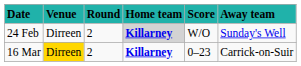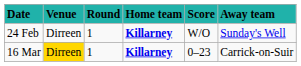(90, 32) 2 -> (90, 32) 1
(149, 32) lightgrey background -> (149, 32) no background
(90, 51) 2 -> (90, 51) 1
